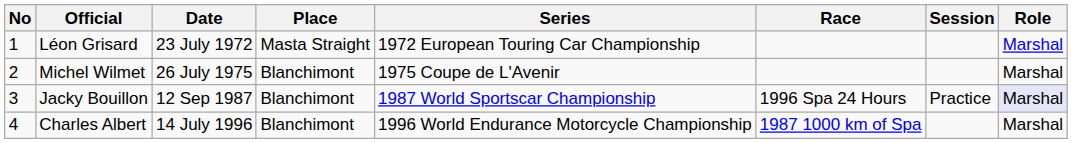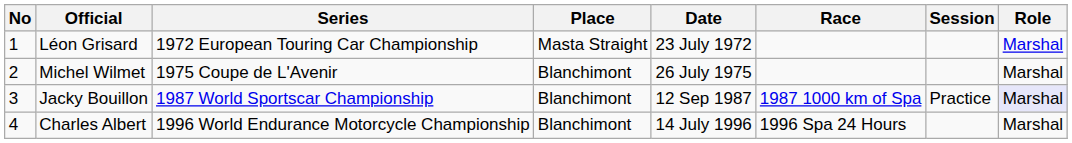columns swapped: (204, 18) <-> (565, 18)
(833, 98) 1996 Spa 24 Hours -> (841, 98) 1987 1000 km of Spa
(841, 125) 1987 1000 km of Spa -> (833, 125) 1996 Spa 24 Hours
